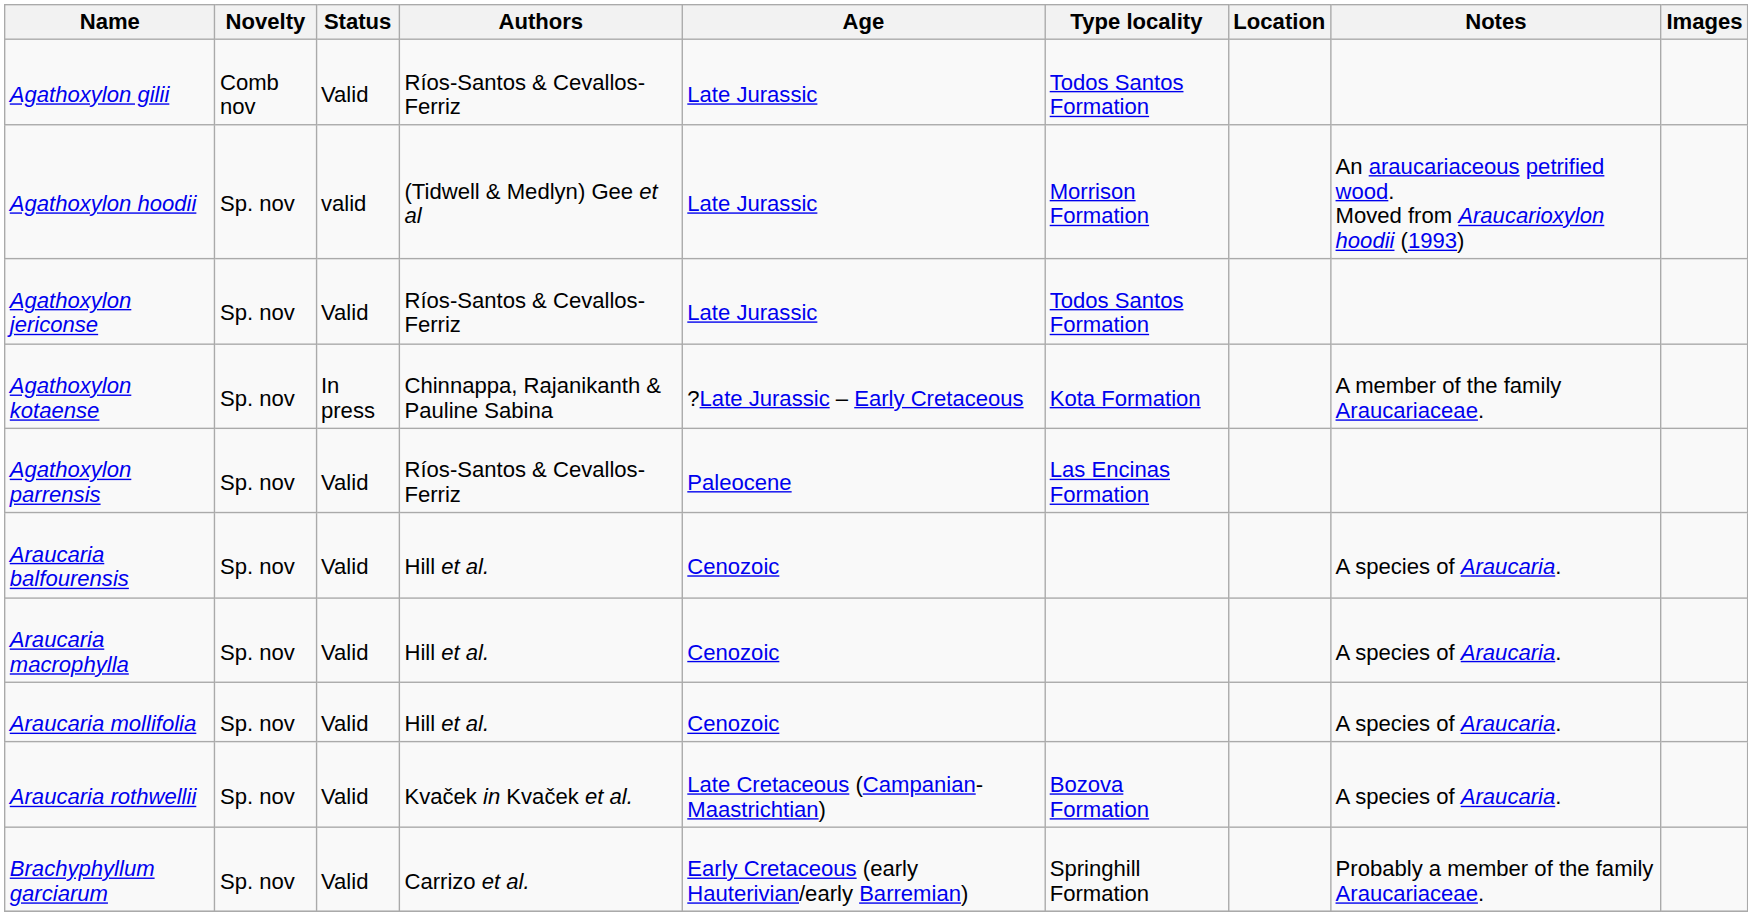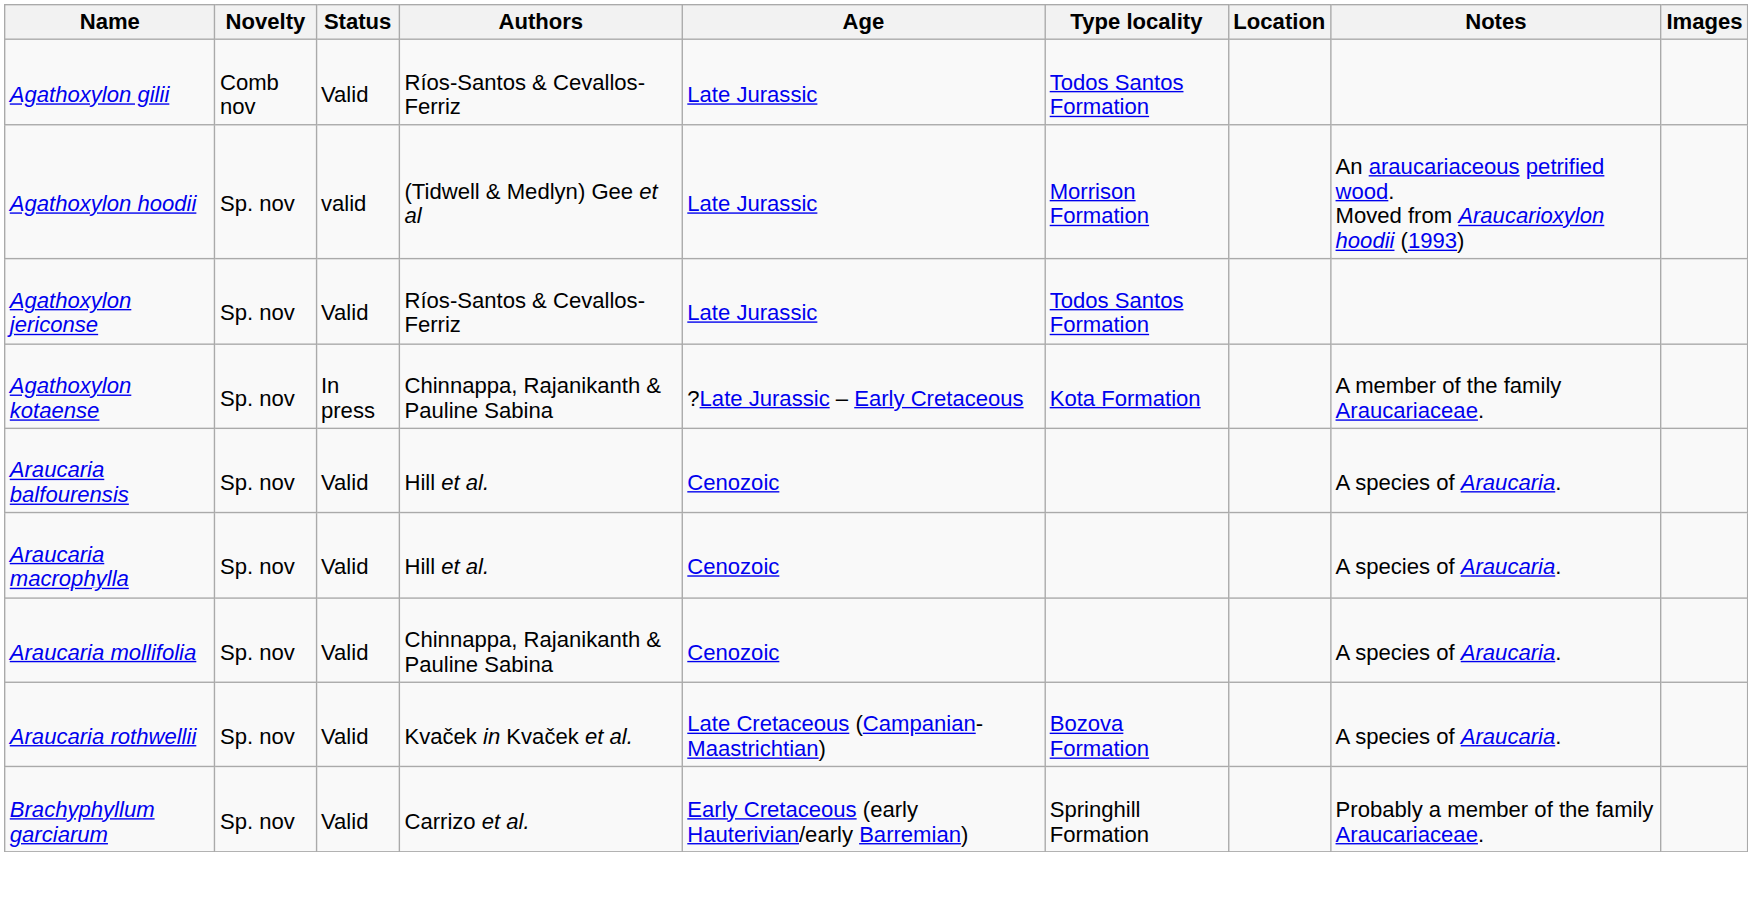- row: (71, 482)
(447, 724) Hill et al. -> (533, 652) Chinnappa, Rajanikanth & Pauline Sabina
